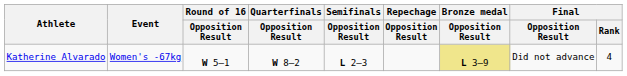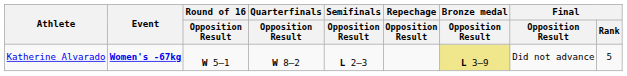(145, 57) normal -> (145, 57) bold
(609, 57) 4 -> (609, 57) 5
